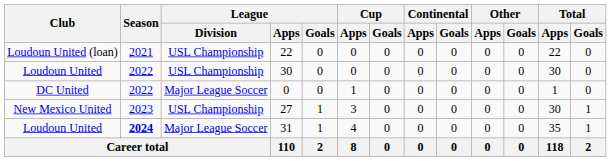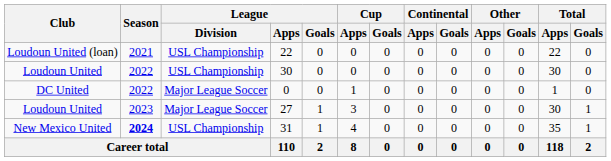(62, 109) New Mexico United -> (62, 109) Loudoun United
(216, 109) USL Championship -> (216, 109) Major League Soccer
(62, 128) Loudoun United -> (62, 128) New Mexico United
(216, 128) Major League Soccer -> (216, 128) USL Championship
